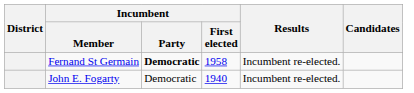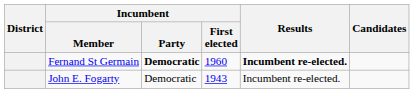(216, 61) 1958 -> (216, 61) 1960
(292, 61) normal -> (295, 61) bold
(216, 79) 1940 -> (216, 79) 1943
